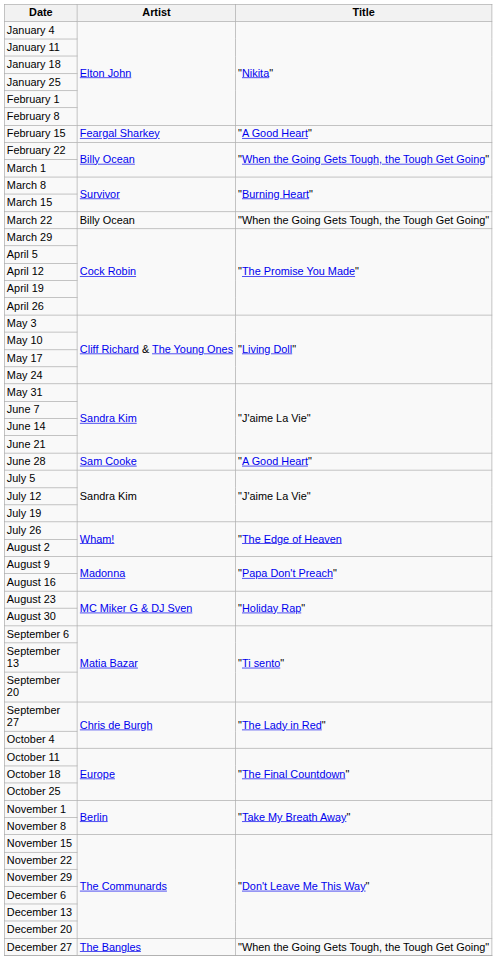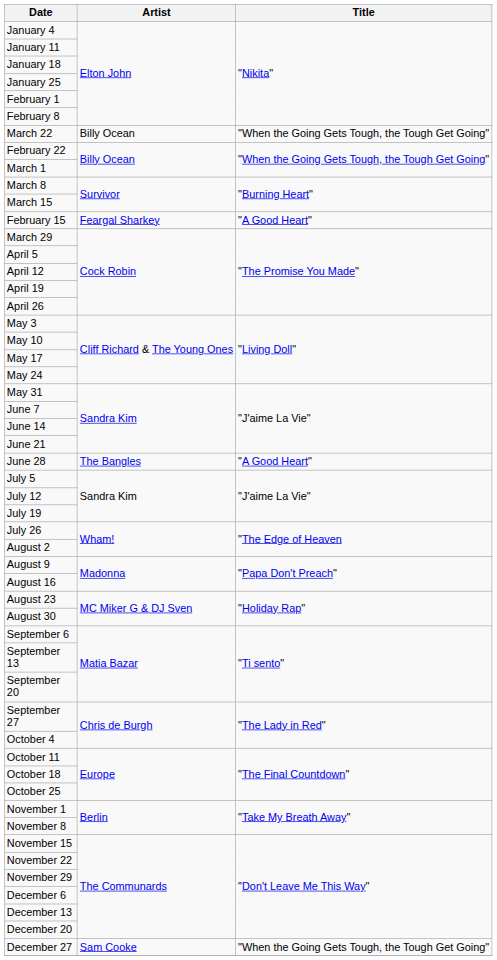rows swapped: (36, 133) <-> (30, 220)
(108, 461) Sam Cooke -> (110, 461) The Bangles
(110, 947) The Bangles -> (108, 947) Sam Cooke
